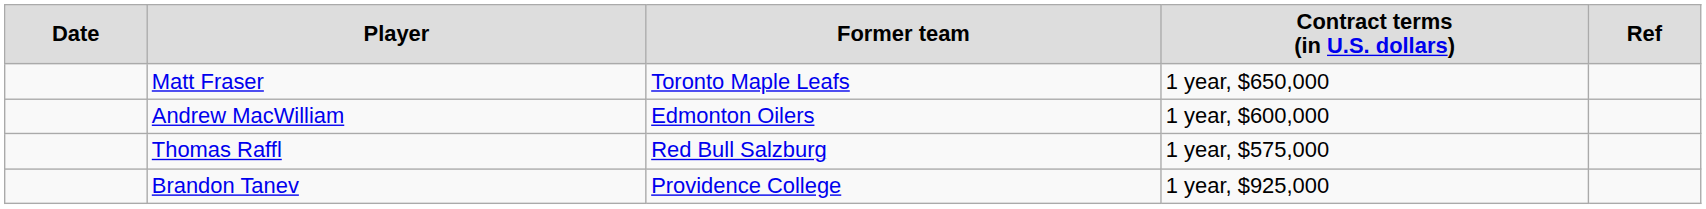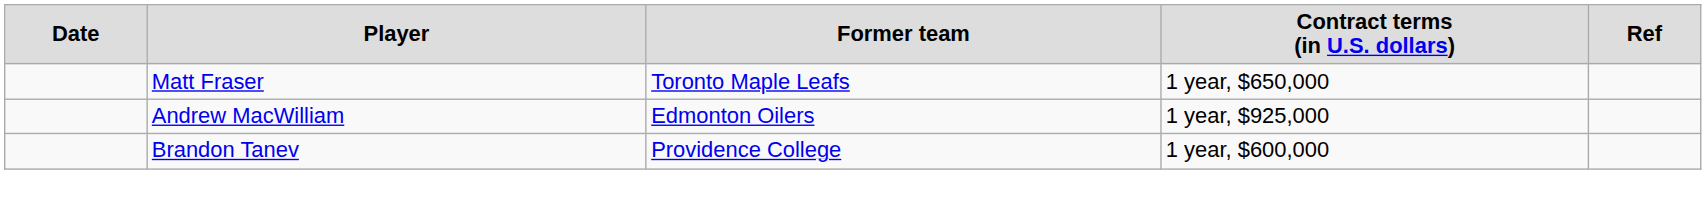(1247, 116) 1 year, $600,000 -> (1247, 116) 1 year, $925,000
- row: (217, 150)
(1247, 185) 1 year, $925,000 -> (1247, 150) 1 year, $600,000
